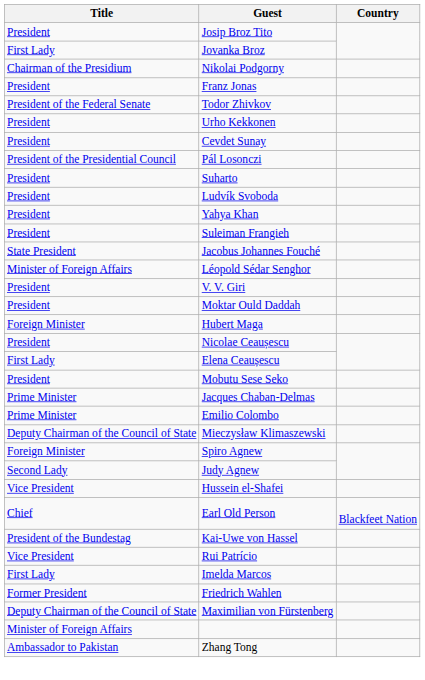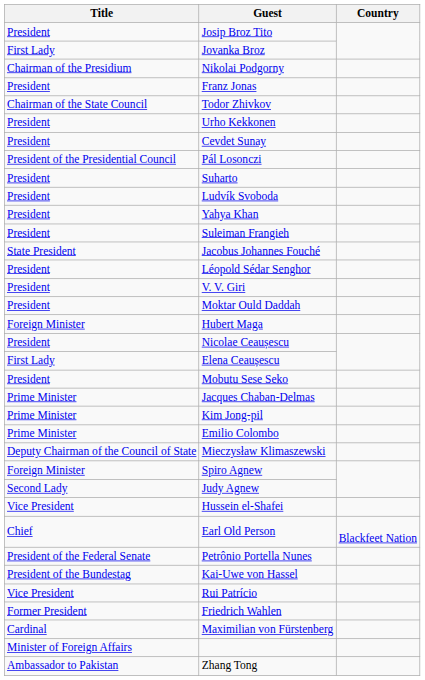(79, 104) President of the Federal Senate -> (77, 104) Chairman of the State Council
(69, 269) Minister of Foreign Affairs -> (28, 269) President
+ row: (232, 415)
+ row: (257, 556)
- row: (236, 574)
(102, 611) Deputy Chairman of the Council of State -> (27, 629) Cardinal
